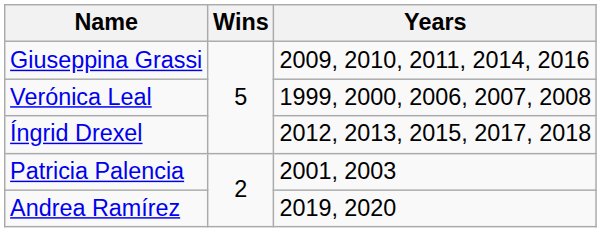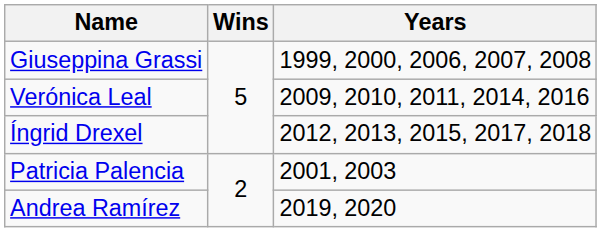(434, 60) 2009, 2010, 2011, 2014, 2016 -> (435, 60) 1999, 2000, 2006, 2007, 2008
(435, 97) 1999, 2000, 2006, 2007, 2008 -> (434, 97) 2009, 2010, 2011, 2014, 2016
